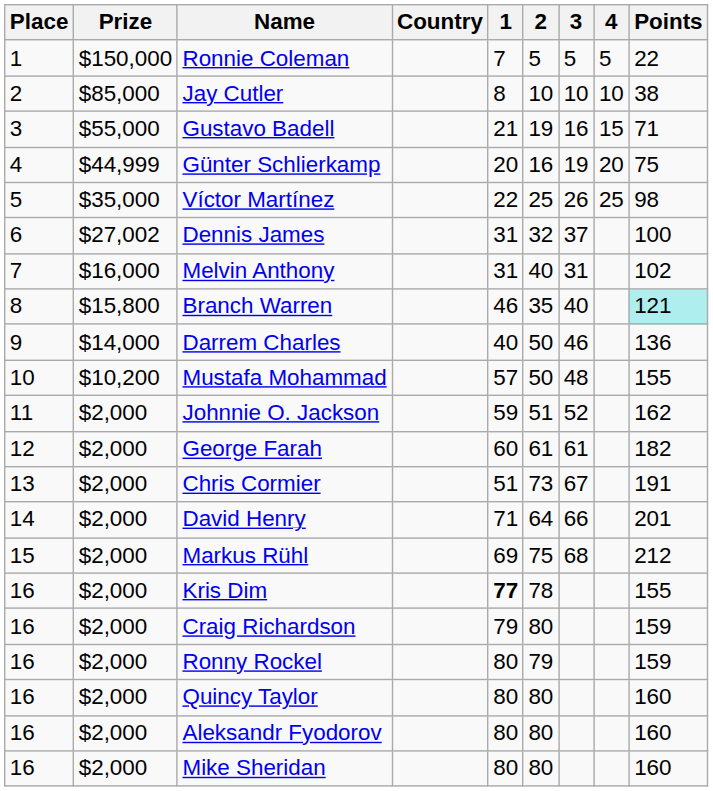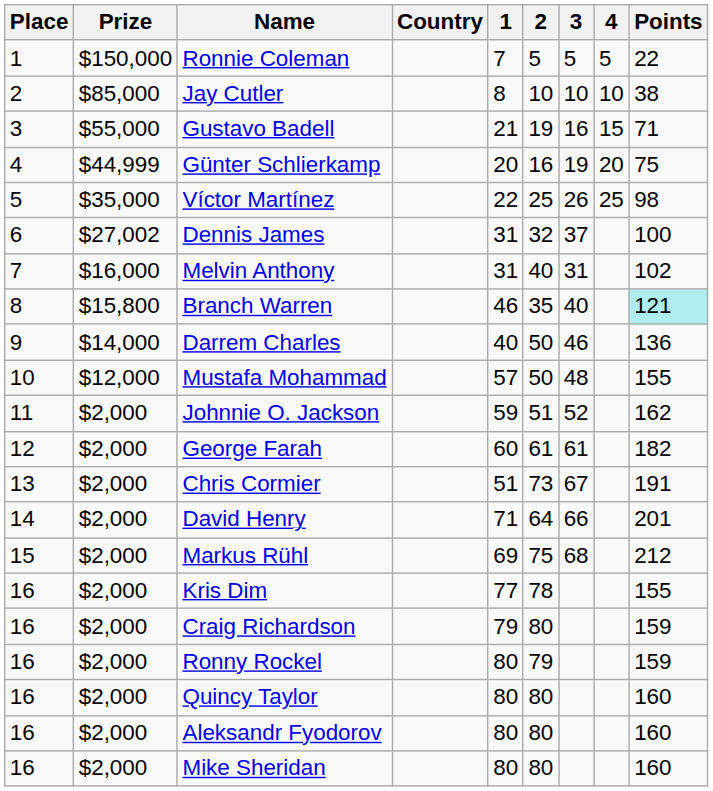(119, 377) $10,200 -> (119, 377) $12,000
(506, 590) bold -> (506, 590) normal
